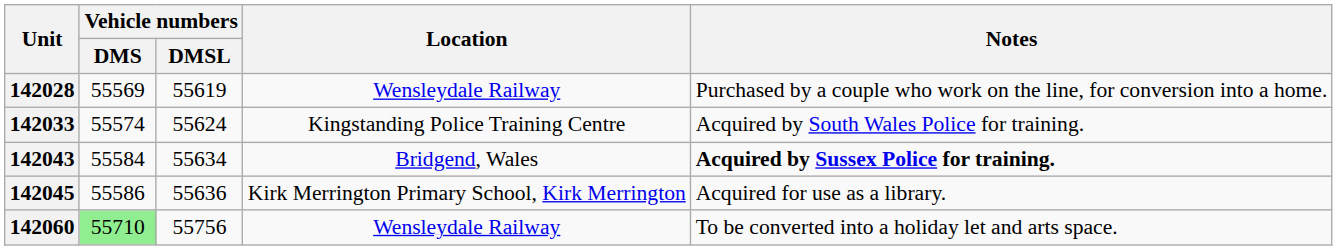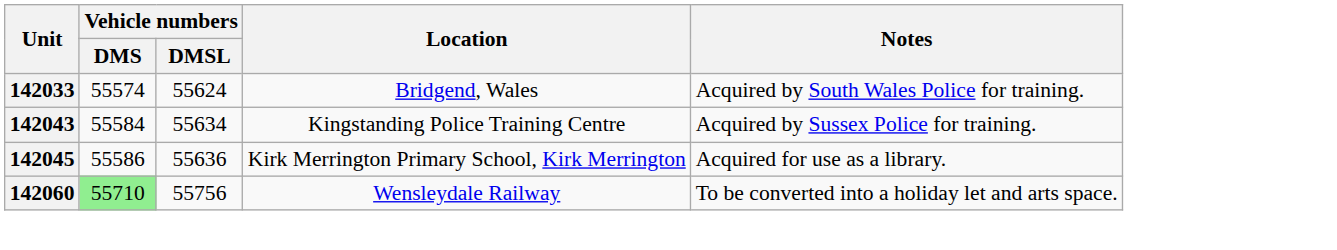- row: (42, 90)
(467, 124) Kingstanding Police Training Centre -> (467, 90) Bridgend, Wales
(467, 158) Bridgend, Wales -> (467, 124) Kingstanding Police Training Centre
(875, 158) bold -> (866, 124) normal
